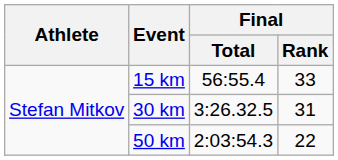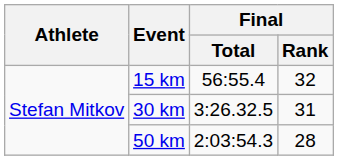(305, 80) 33 -> (305, 80) 32
(305, 140) 22 -> (305, 140) 28
